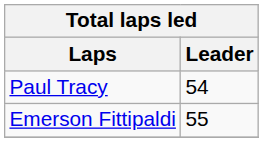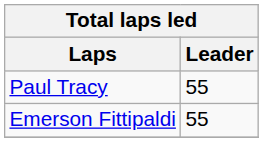(197, 86) 54 -> (197, 86) 55
